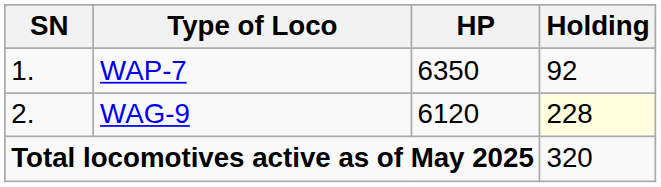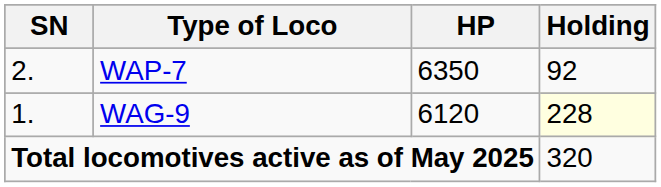(23, 70) 1. -> (23, 70) 2.
(23, 114) 2. -> (23, 114) 1.
